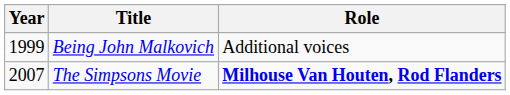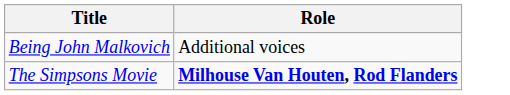- column: (27, 18)
